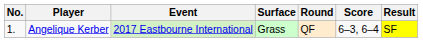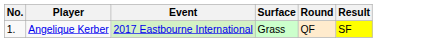- column: (358, 12)
